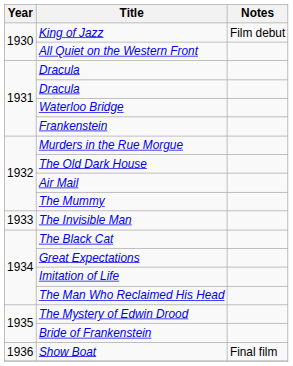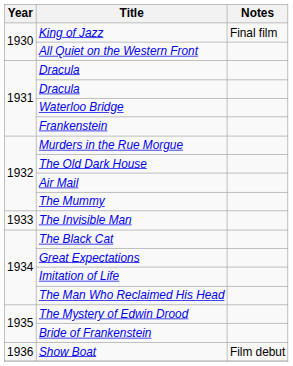(258, 32) Film debut -> (254, 32) Final film
(254, 351) Final film -> (258, 351) Film debut
